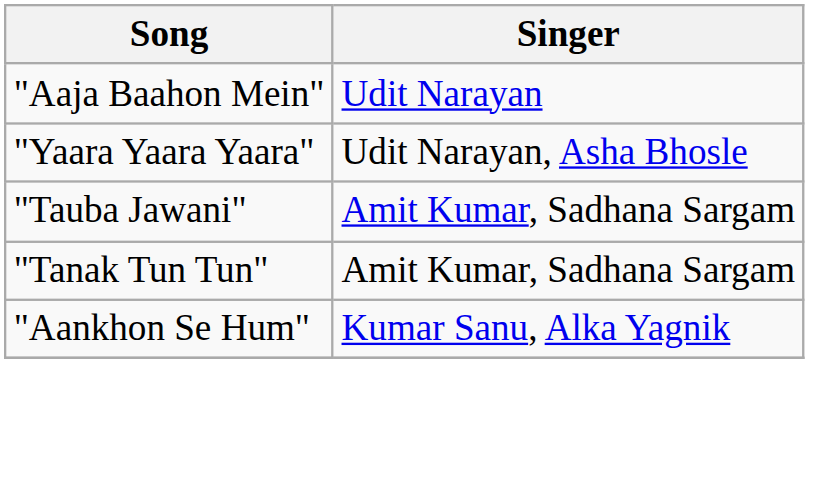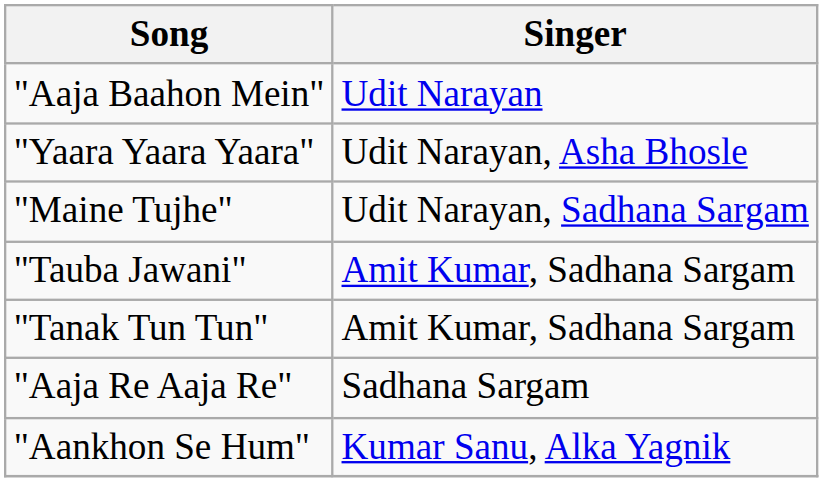+ row: (123, 210)
+ row: (153, 387)
